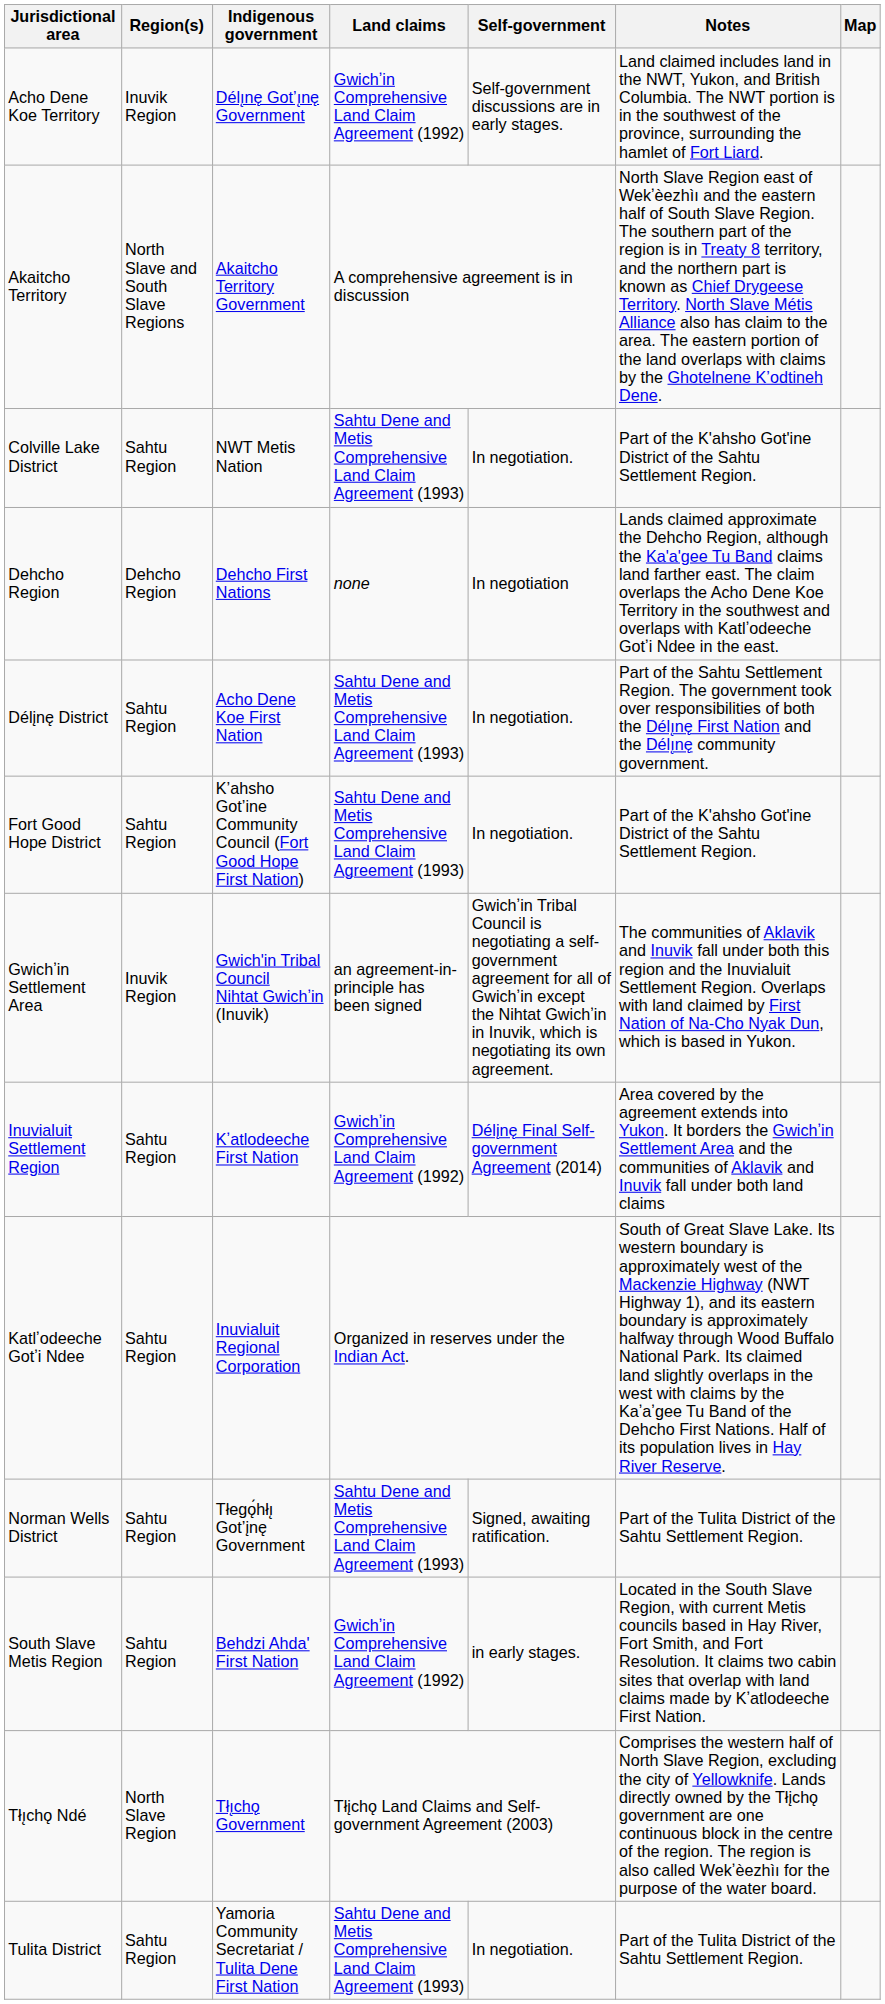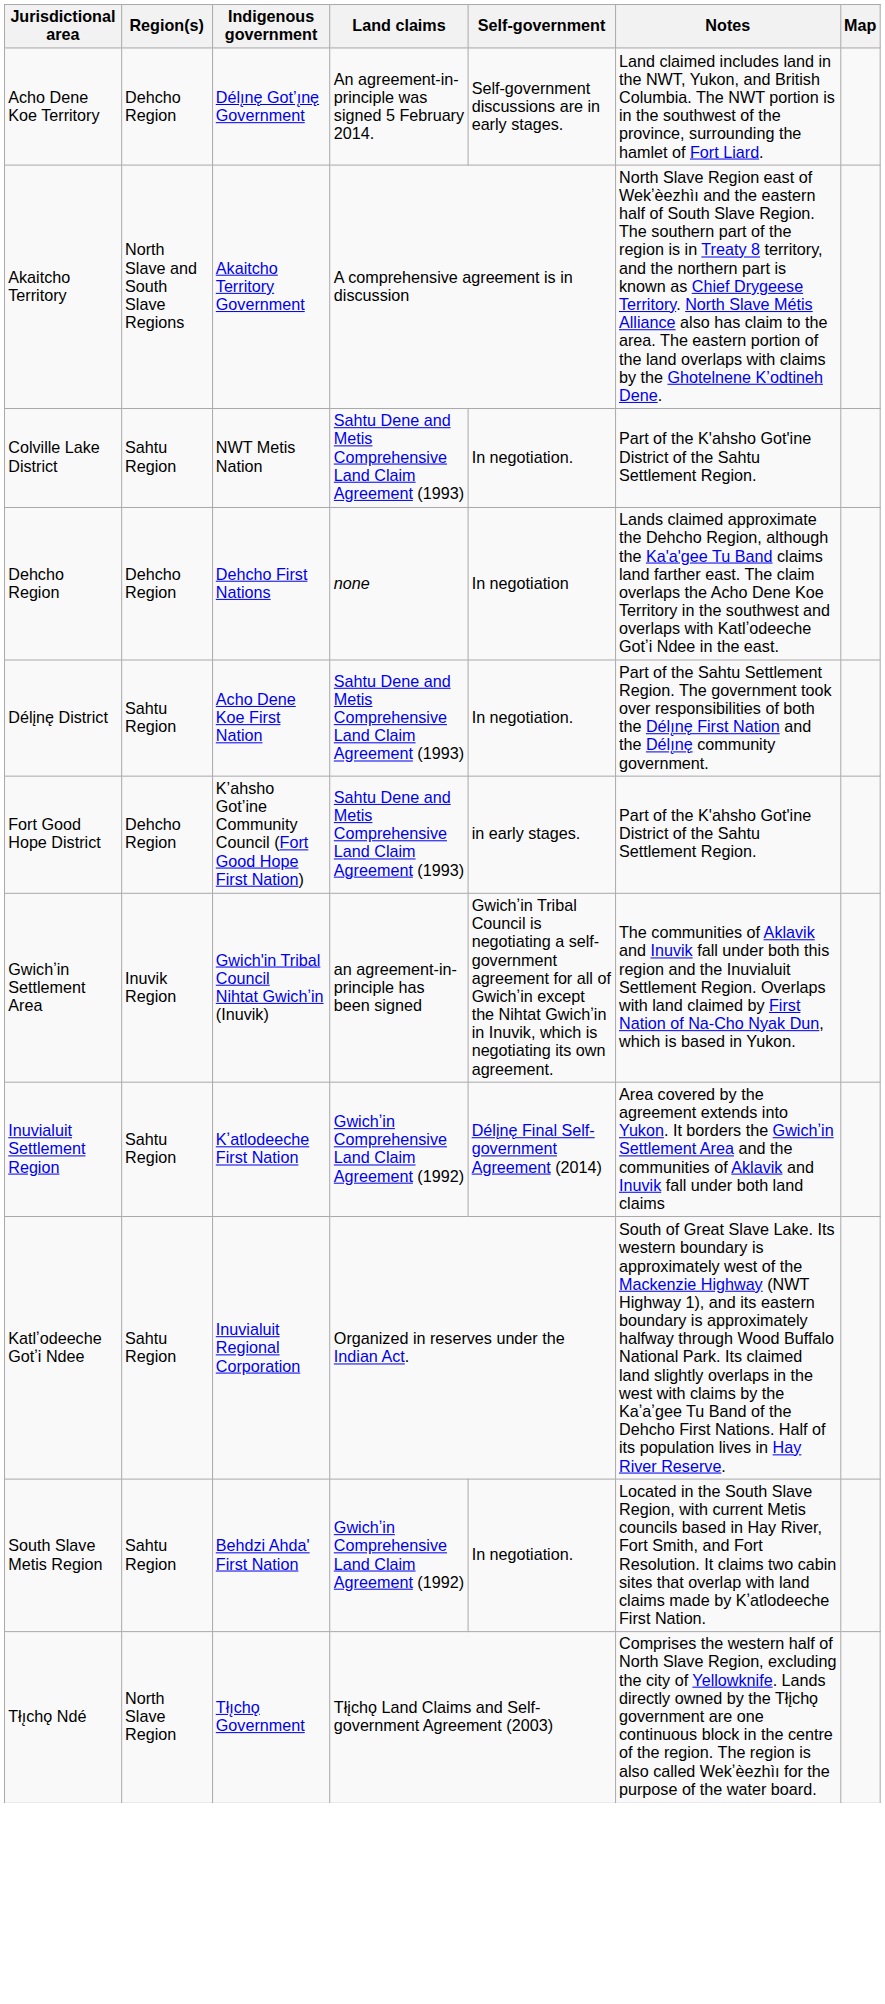(151, 106) Inuvik Region -> (153, 106) Dehcho Region
(399, 106) Gwichʼin Comprehensive Land Claim Agreement (1992) -> (399, 106) An agreement-in-principle was signed 5 February 2014.
(151, 834) Sahtu Region -> (153, 834) Dehcho Region
(522, 834) In negotiation. -> (526, 834) in early stages.
- row: (59, 1528)
(526, 1653) in early stages. -> (522, 1555) In negotiation.
- row: (55, 1950)
